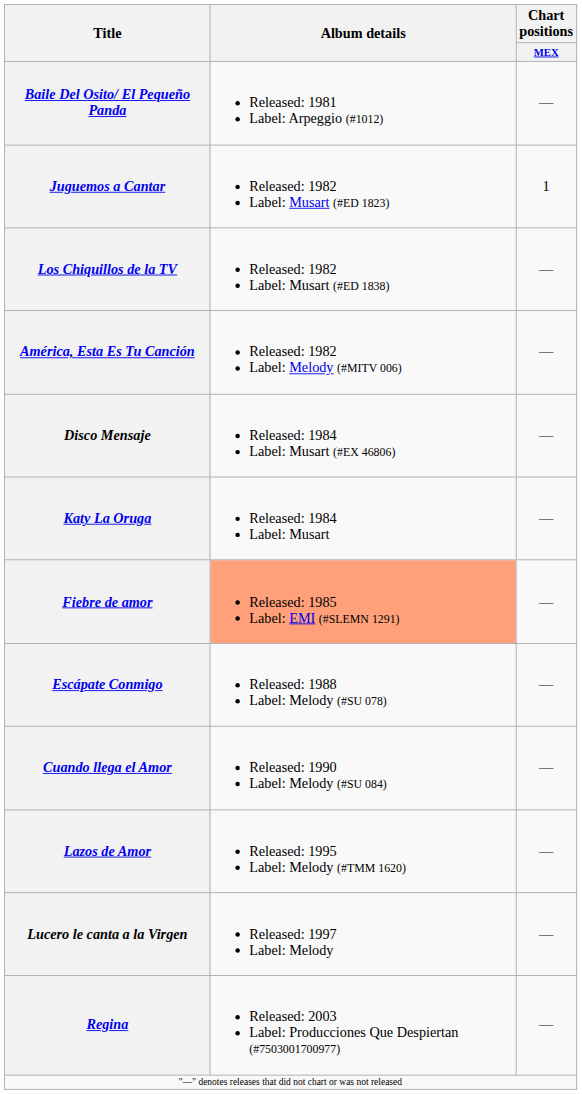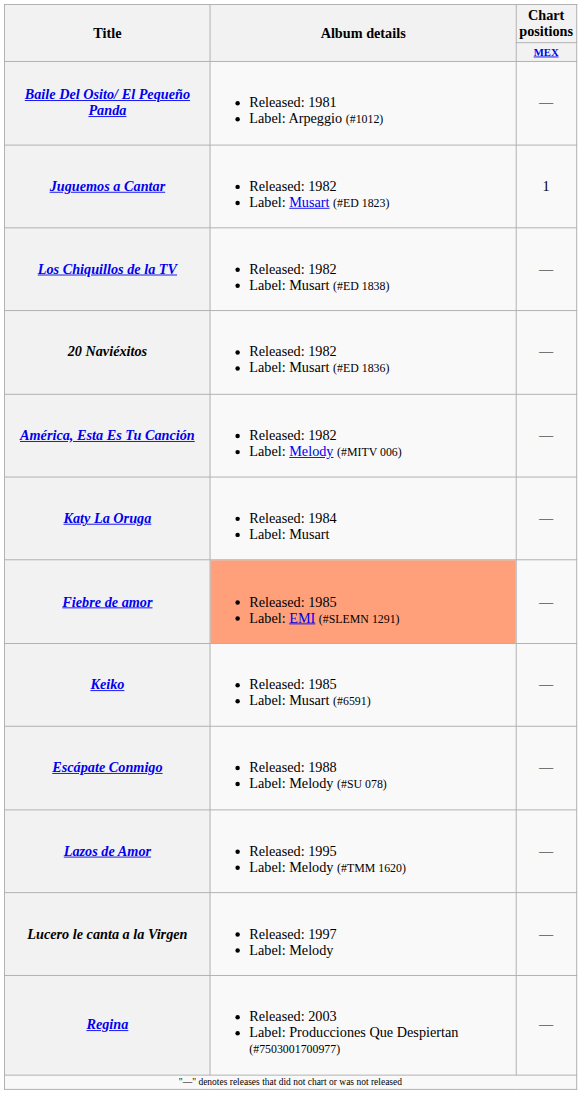+ row: (107, 352)
- row: (107, 435)
+ row: (107, 684)
- row: (107, 767)
